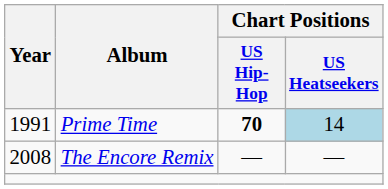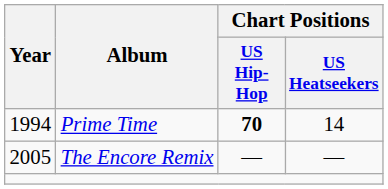(30, 124) 1991 -> (30, 124) 1994
(334, 124) lightblue background -> (334, 124) no background
(30, 157) 2008 -> (30, 157) 2005
